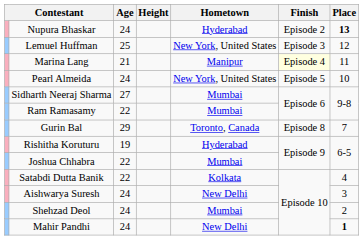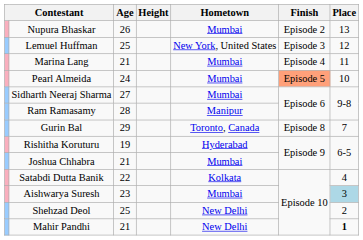(125, 29) 24 -> (125, 29) 26
(225, 29) Hyderabad -> (225, 29) Mumbai
(344, 29) bold -> (344, 29) normal
(225, 62) Manipur -> (225, 62) Mumbai
(304, 62) lightyellow background -> (304, 62) no background
(225, 78) New York, United States -> (225, 78) Mumbai
(304, 78) no background -> (304, 78) lightsalmon background
(125, 111) 22 -> (125, 111) 28
(225, 111) Mumbai -> (225, 111) Manipur
(125, 161) 22 -> (125, 161) 21
(125, 194) 24 -> (125, 194) 23
(225, 194) New Delhi -> (225, 194) Mumbai
(344, 194) no background -> (344, 194) lightblue background
(125, 210) 24 -> (125, 210) 25
(225, 210) Mumbai -> (225, 210) New Delhi
(125, 227) 24 -> (125, 227) 21
